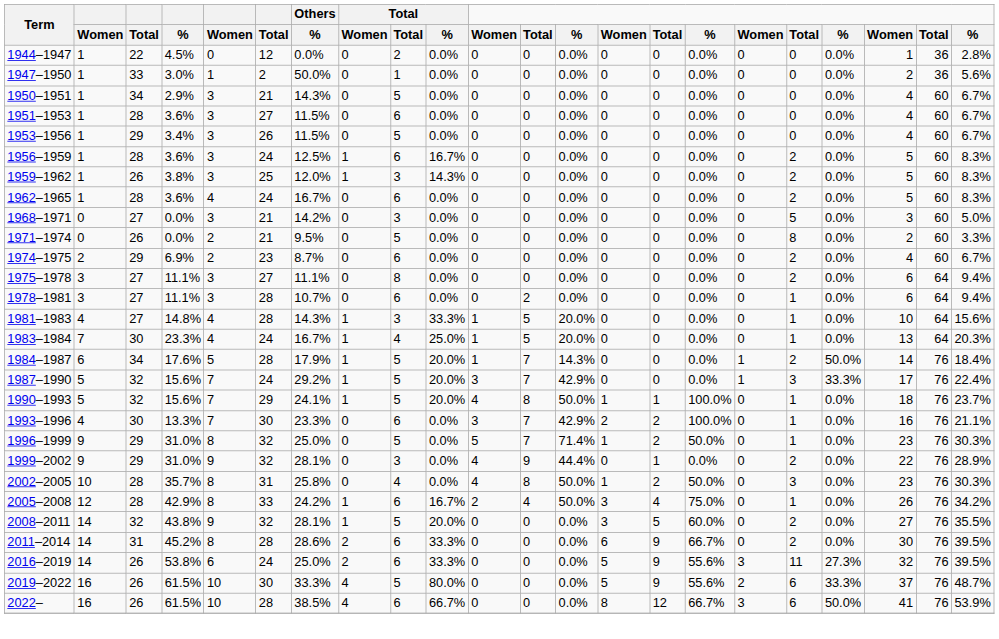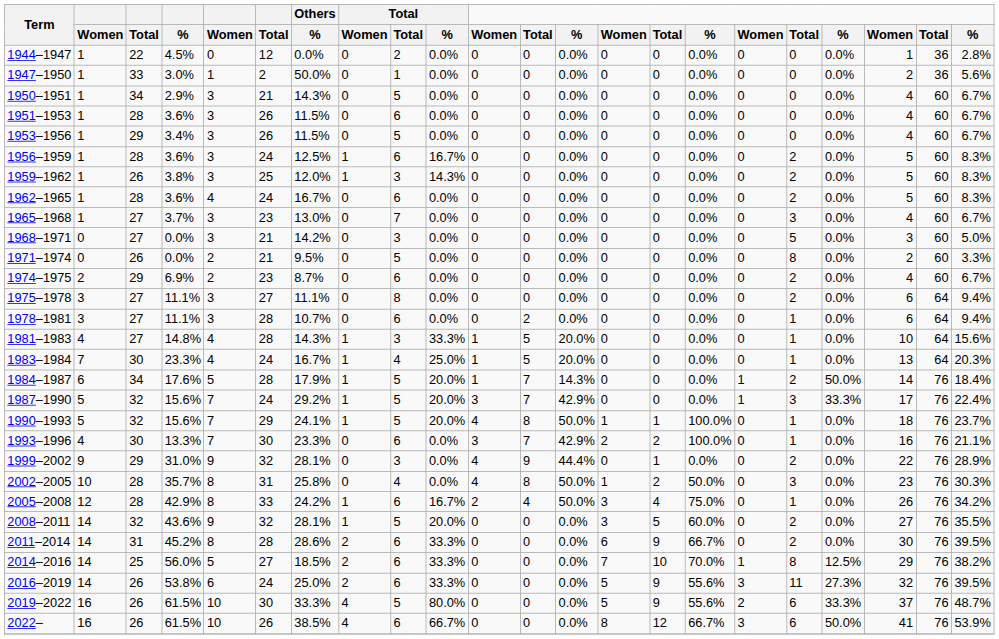(266, 116) 27 -> (266, 116) 26
+ row: (39, 217)
- row: (39, 440)
(183, 522) 43.8% -> (183, 522) 43.6%
+ row: (39, 562)
(266, 603) 28 -> (266, 623) 26
